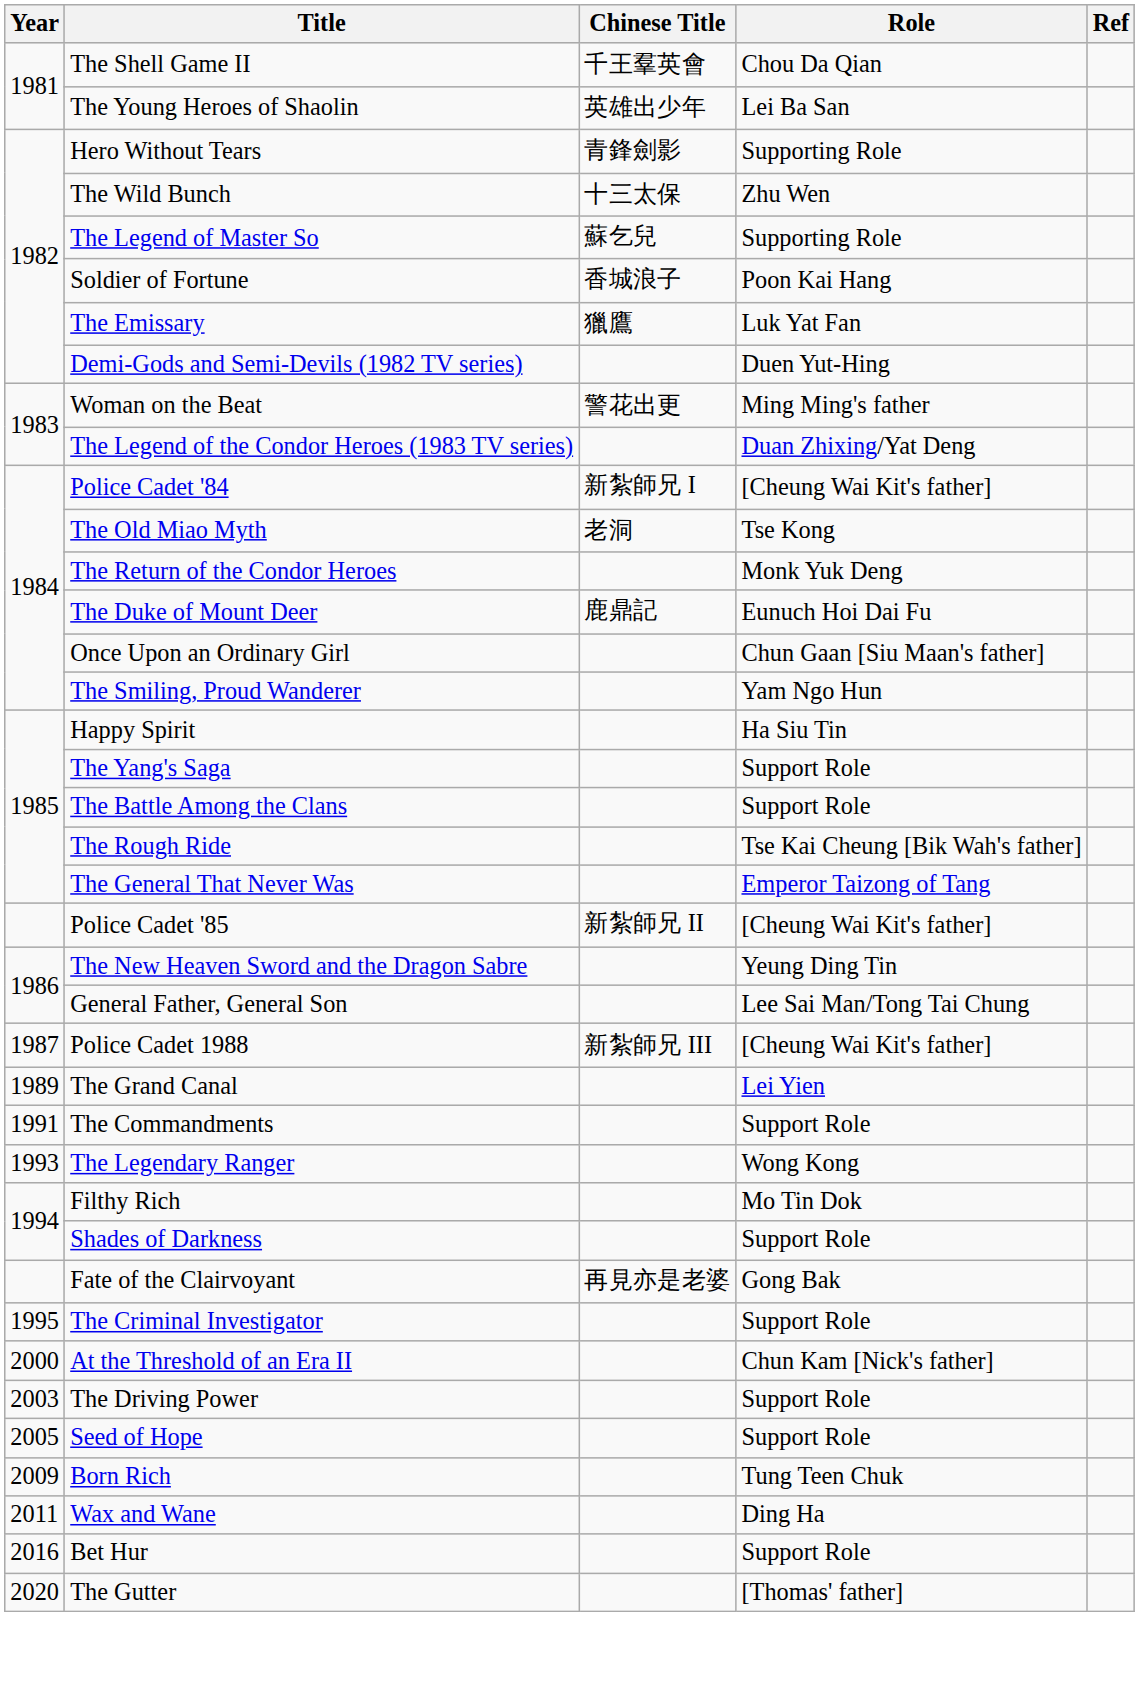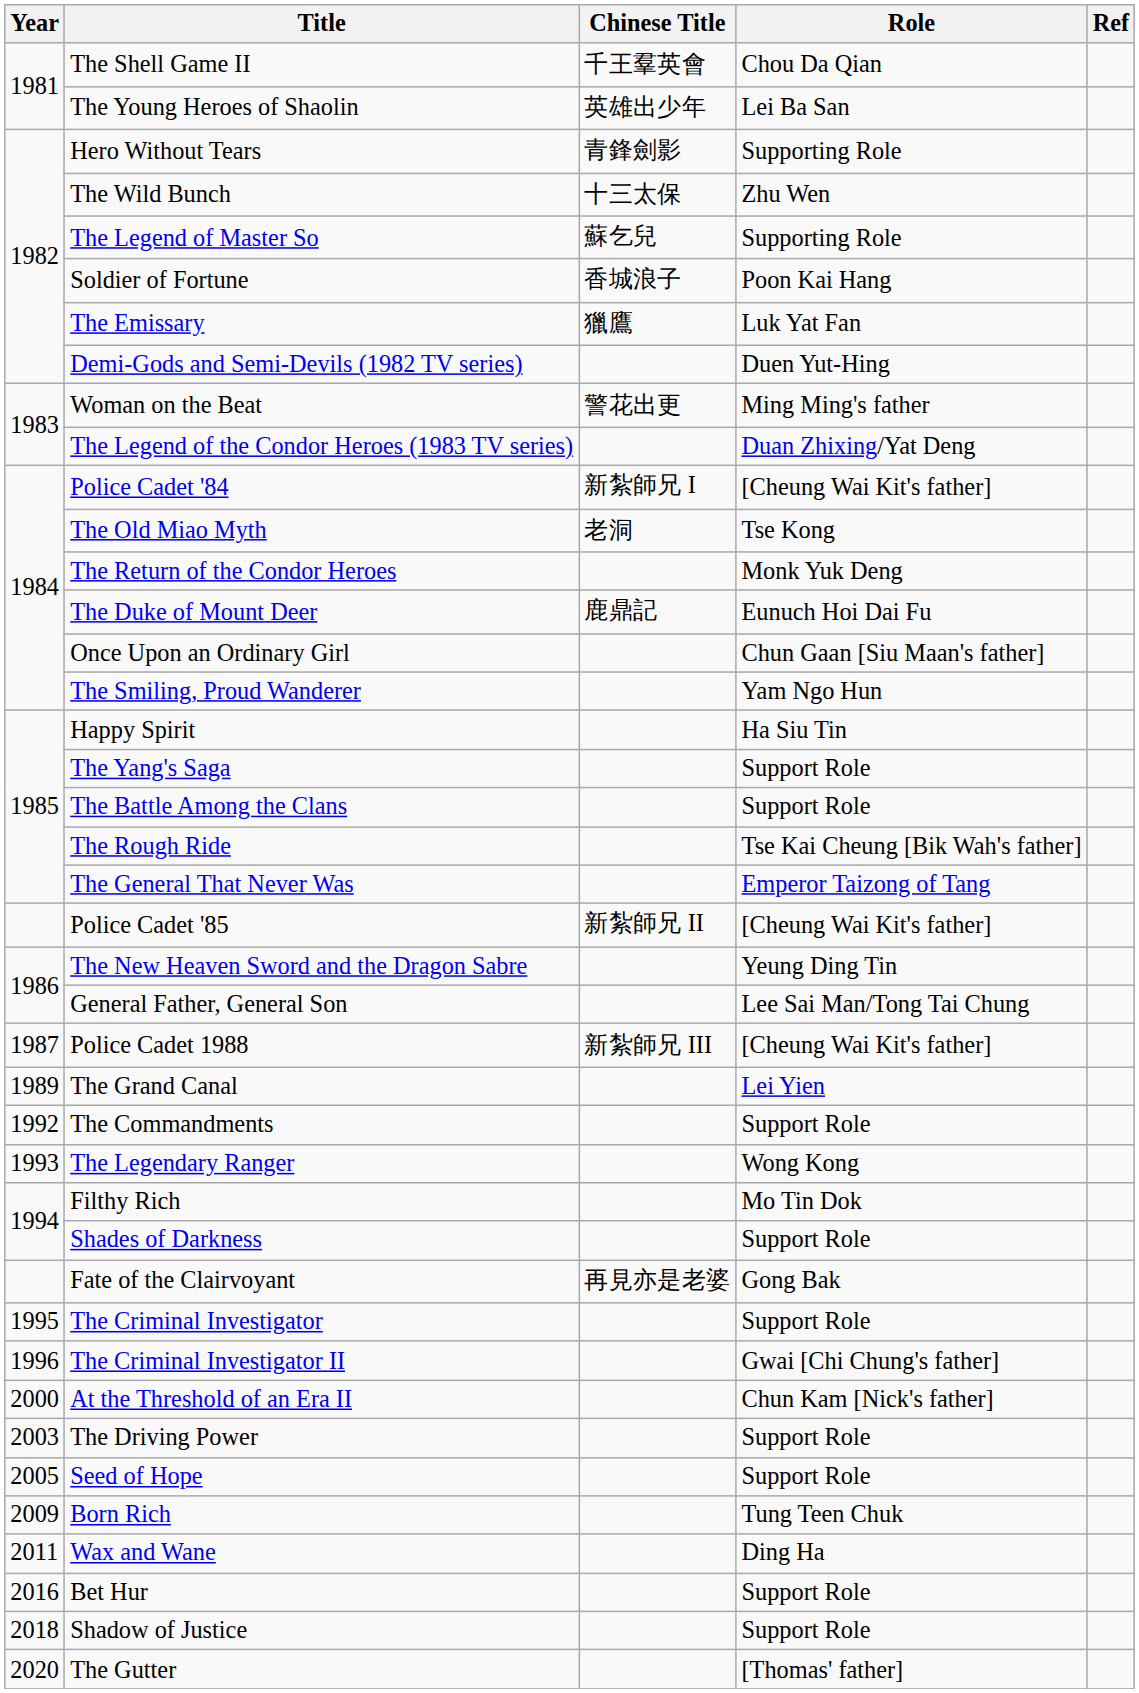(35, 1124) 1991 -> (35, 1124) 1992
+ row: (208, 1360)
+ row: (159, 1630)
